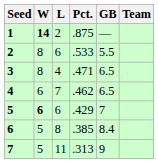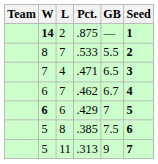columns swapped: (137, 14) <-> (19, 14)
(58, 52) 6 -> (62, 52) 7
(40, 71) 8 -> (44, 71) 7
(107, 91) 6.5 -> (111, 91) 6.7
(107, 129) 8.4 -> (111, 129) 7.5
